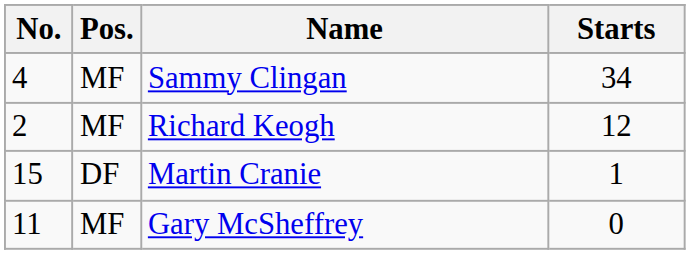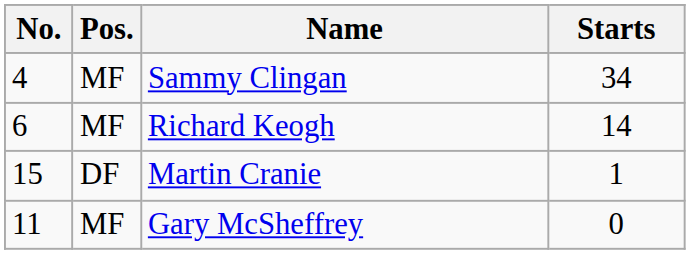(20, 126) 2 -> (20, 126) 6
(616, 126) 12 -> (616, 126) 14
